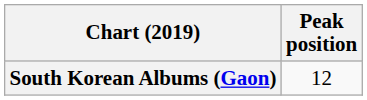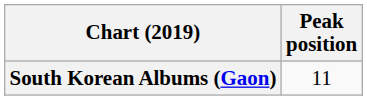(322, 77) 12 -> (322, 77) 11
